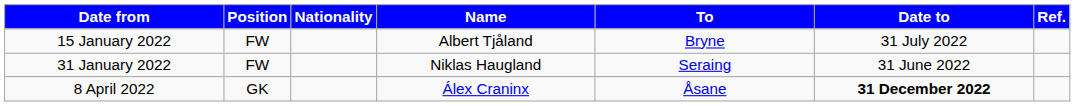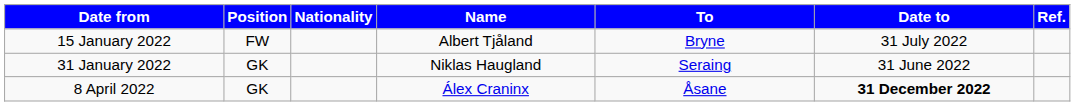(257, 65) FW -> (257, 65) GK
